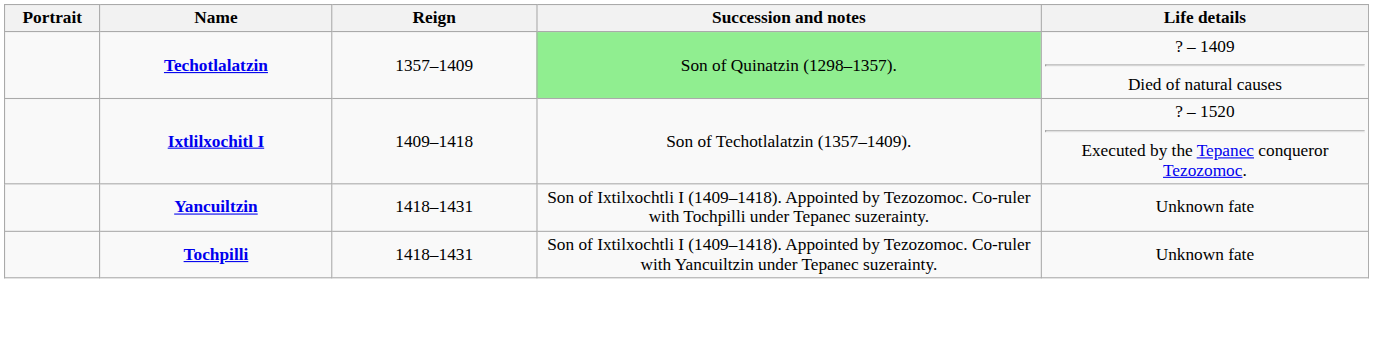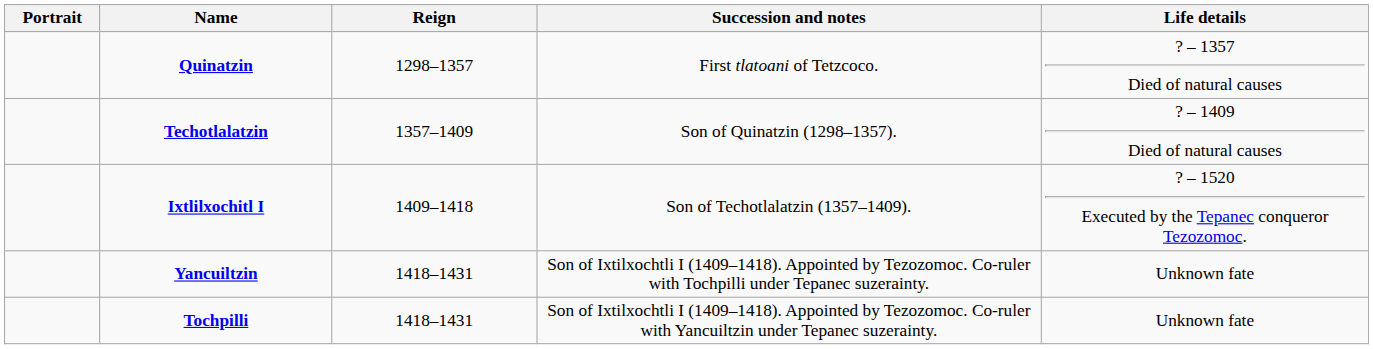+ row: (216, 65)
(789, 65) lightgreen background -> (789, 131) no background
